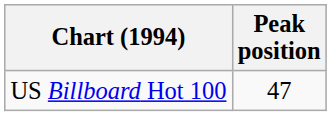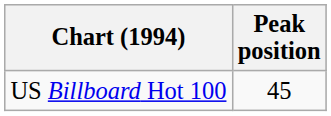(279, 90) 47 -> (279, 90) 45
